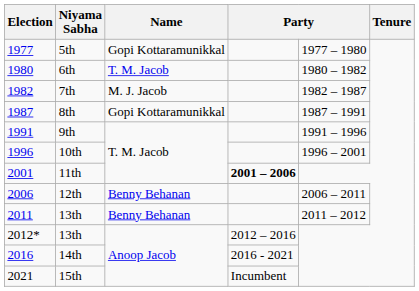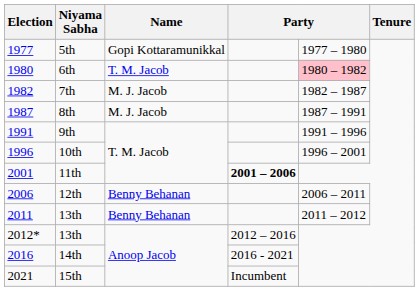(334, 70) no background -> (334, 70) pink background
(166, 111) Gopi Kottaramunikkal -> (137, 111) M. J. Jacob
